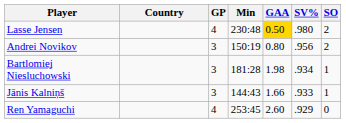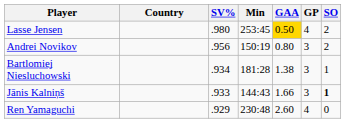columns swapped: (218, 13) <-> (307, 13)
(246, 30) 230:48 -> (255, 30) 253:45
(275, 70) 1.98 -> (284, 70) 1.38
(326, 93) normal -> (326, 93) bold
(246, 110) 253:45 -> (255, 110) 230:48
